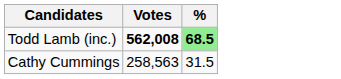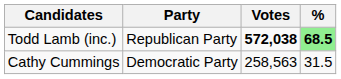+ column: (182, 16)
(153, 39) 562,008 -> (271, 39) 572,038
